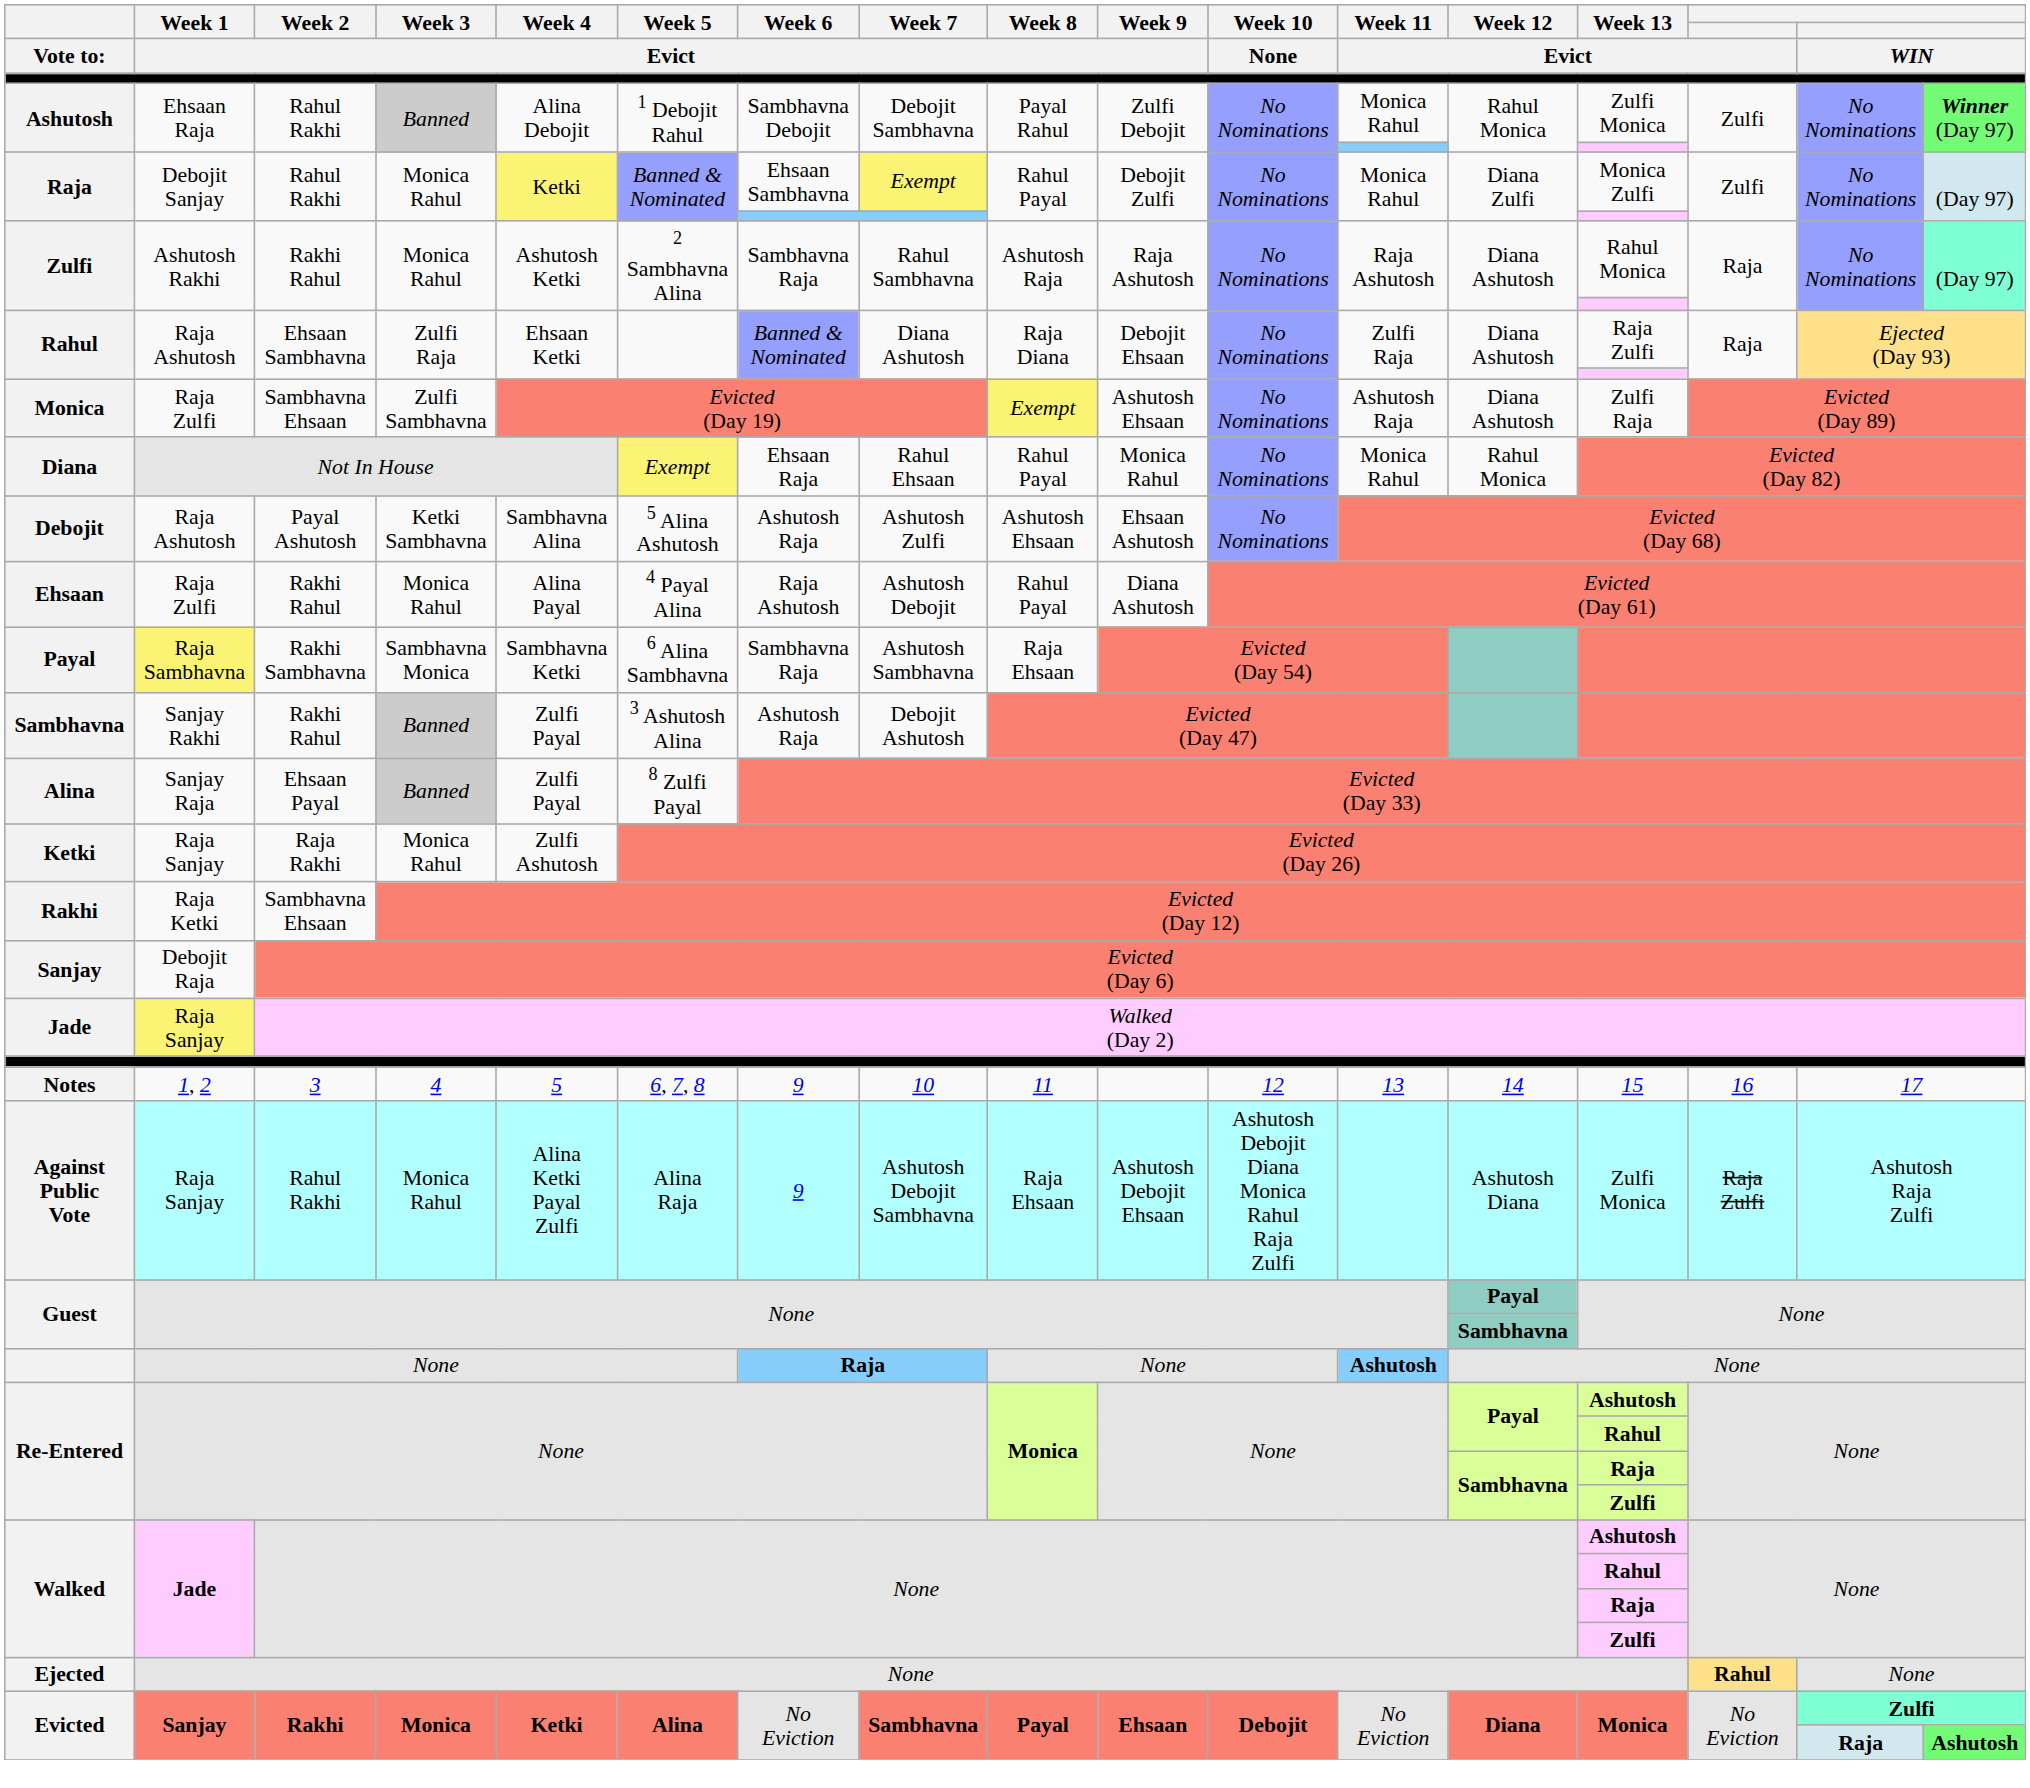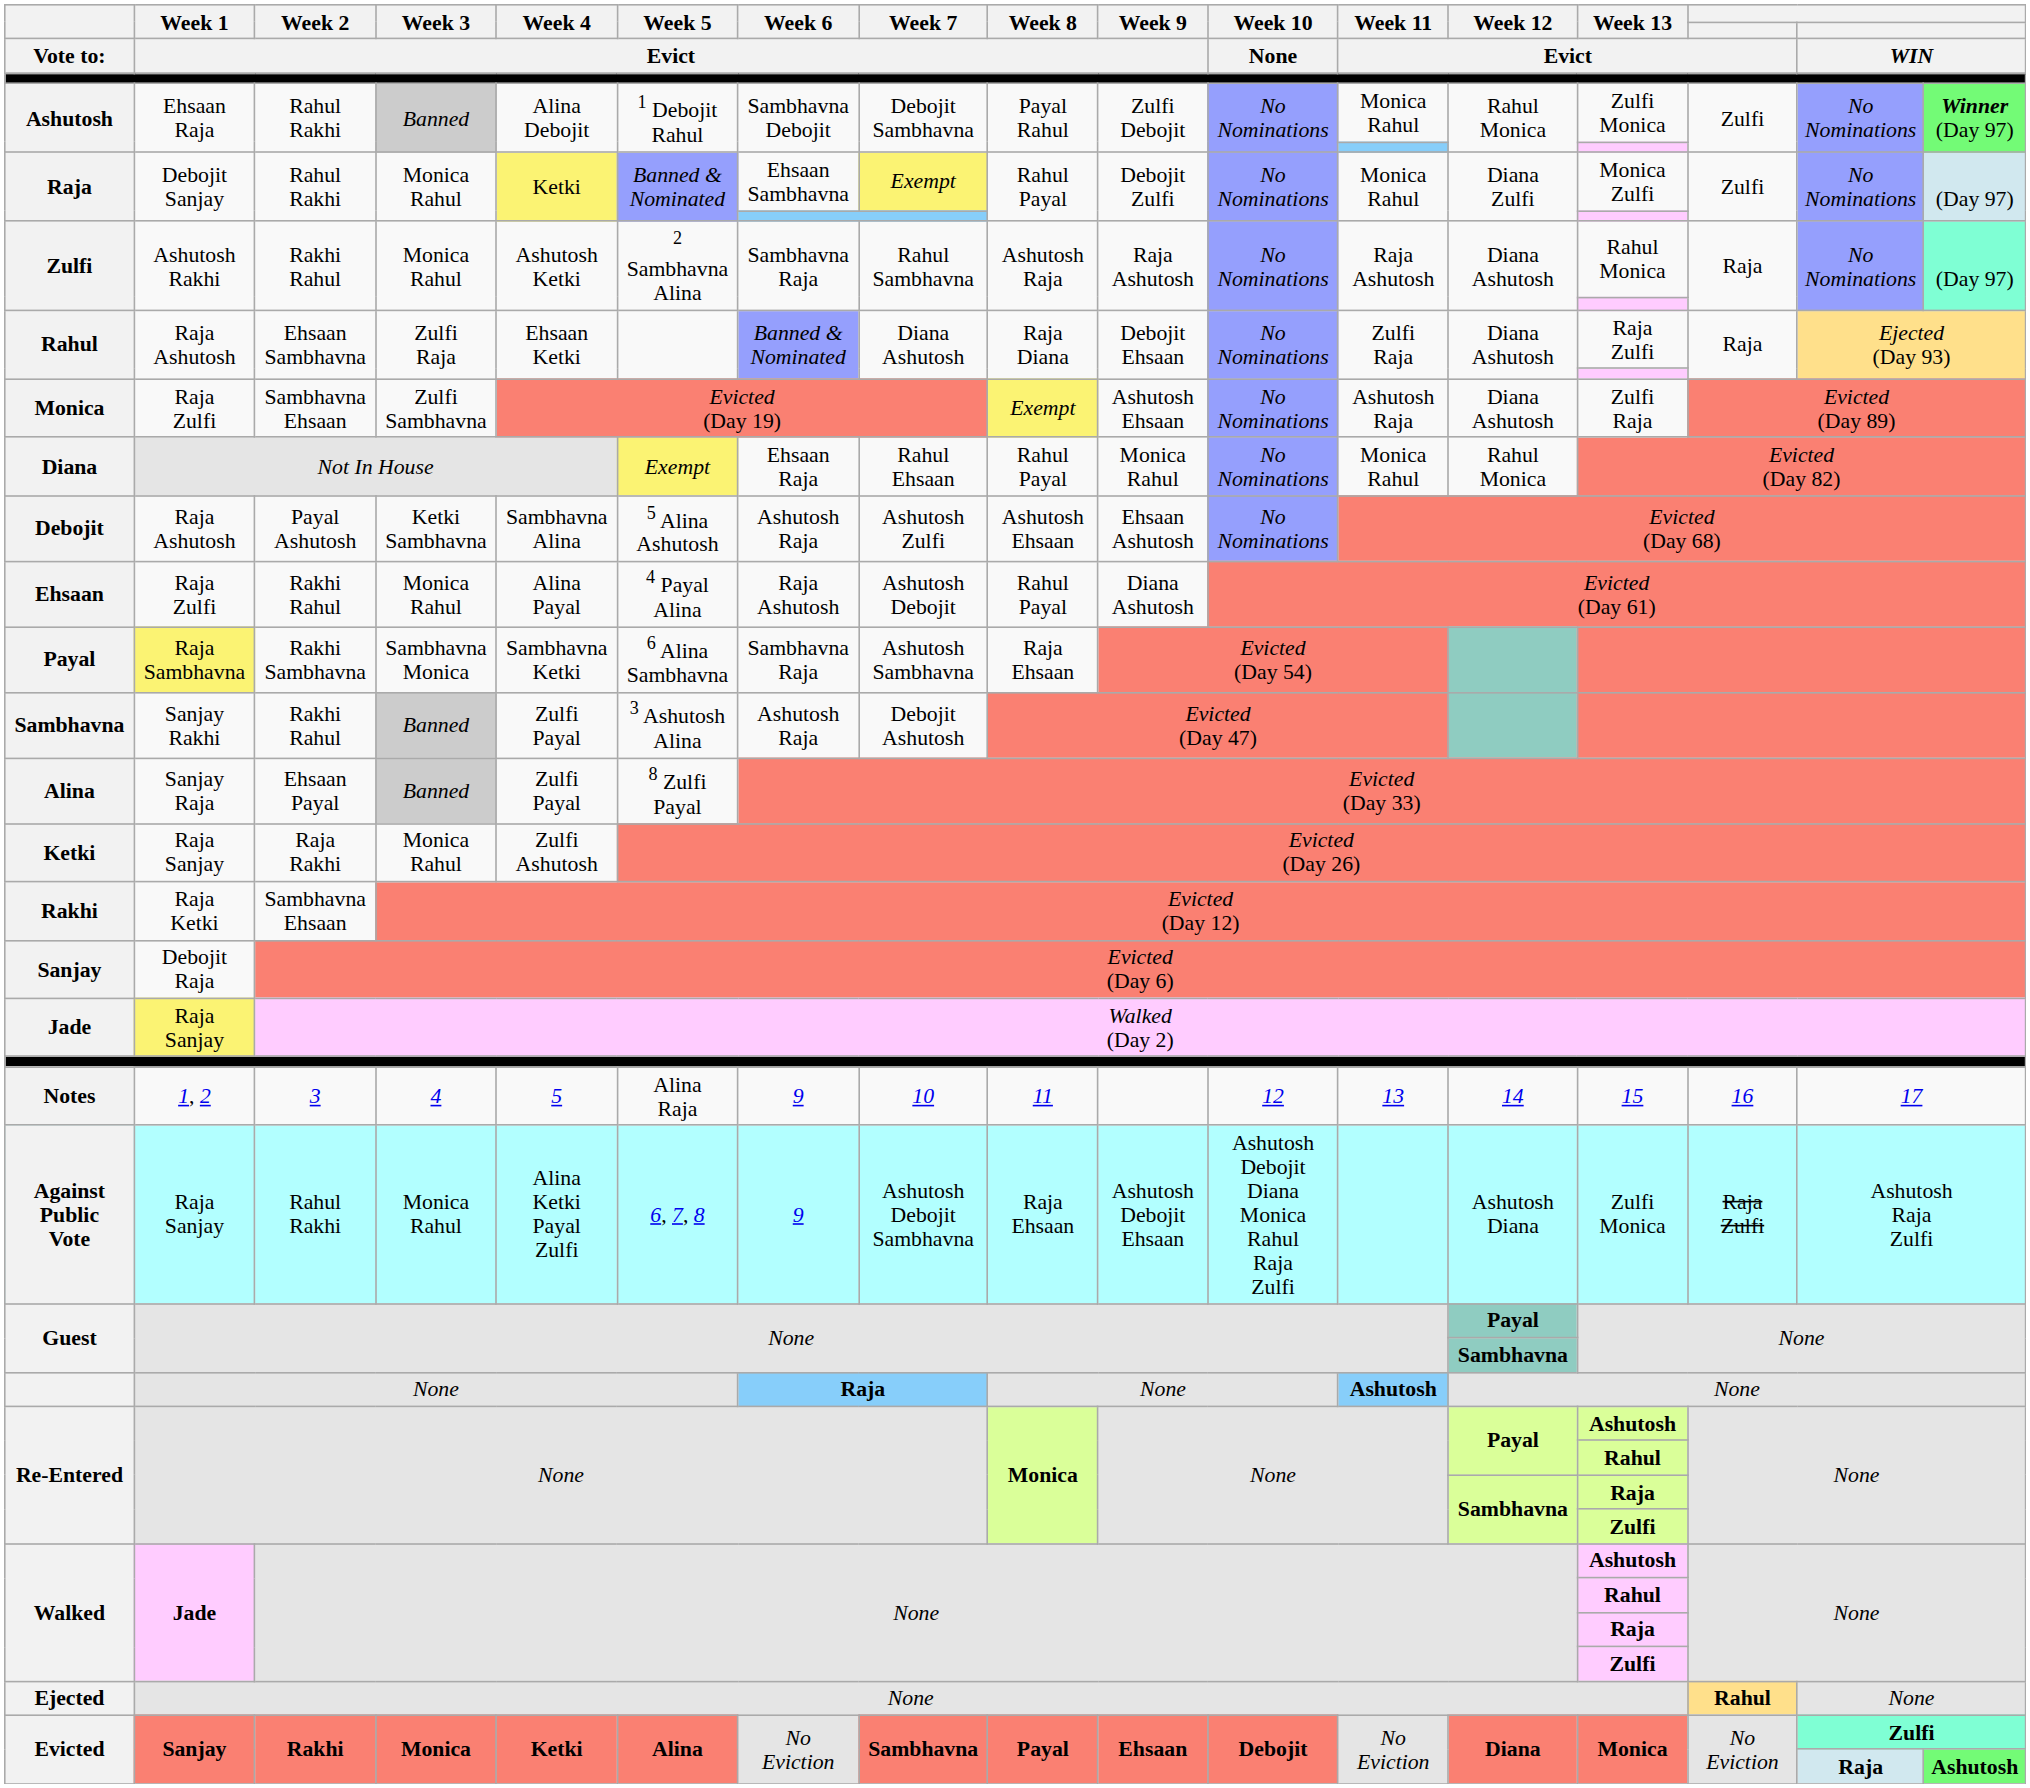(677, 1084) 6, 7, 8 -> (677, 1096) Alina Raja
(677, 1190) Alina Raja -> (677, 1214) 6, 7, 8
